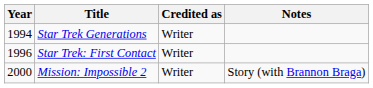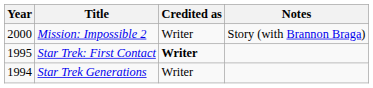rows swapped: (92, 33) <-> (92, 72)
(20, 53) 1996 -> (20, 53) 1995
(177, 53) normal -> (180, 53) bold
